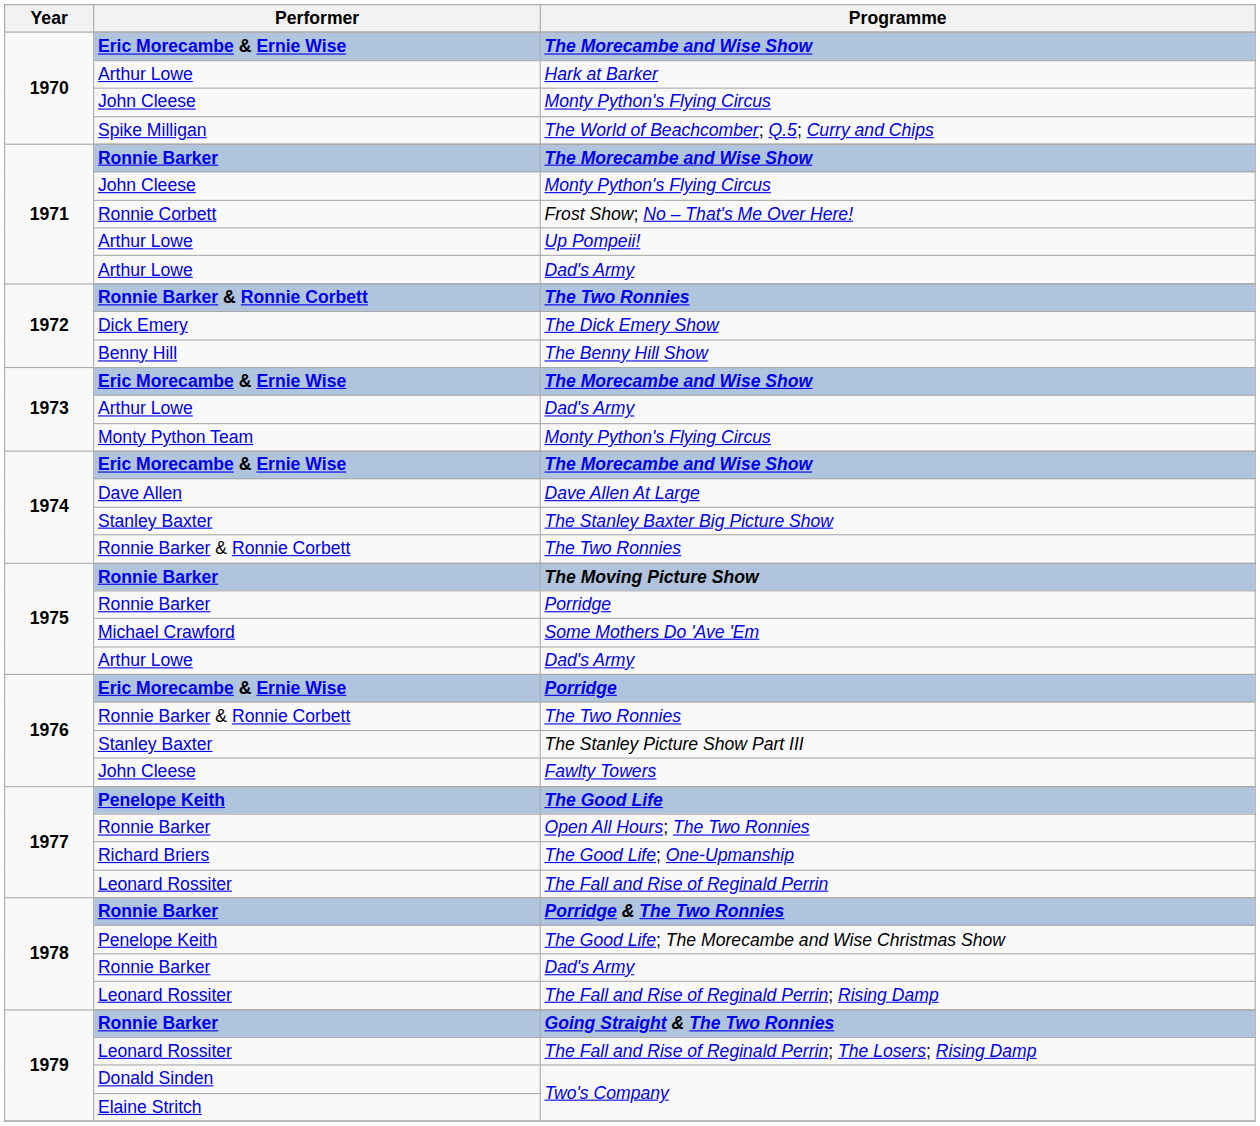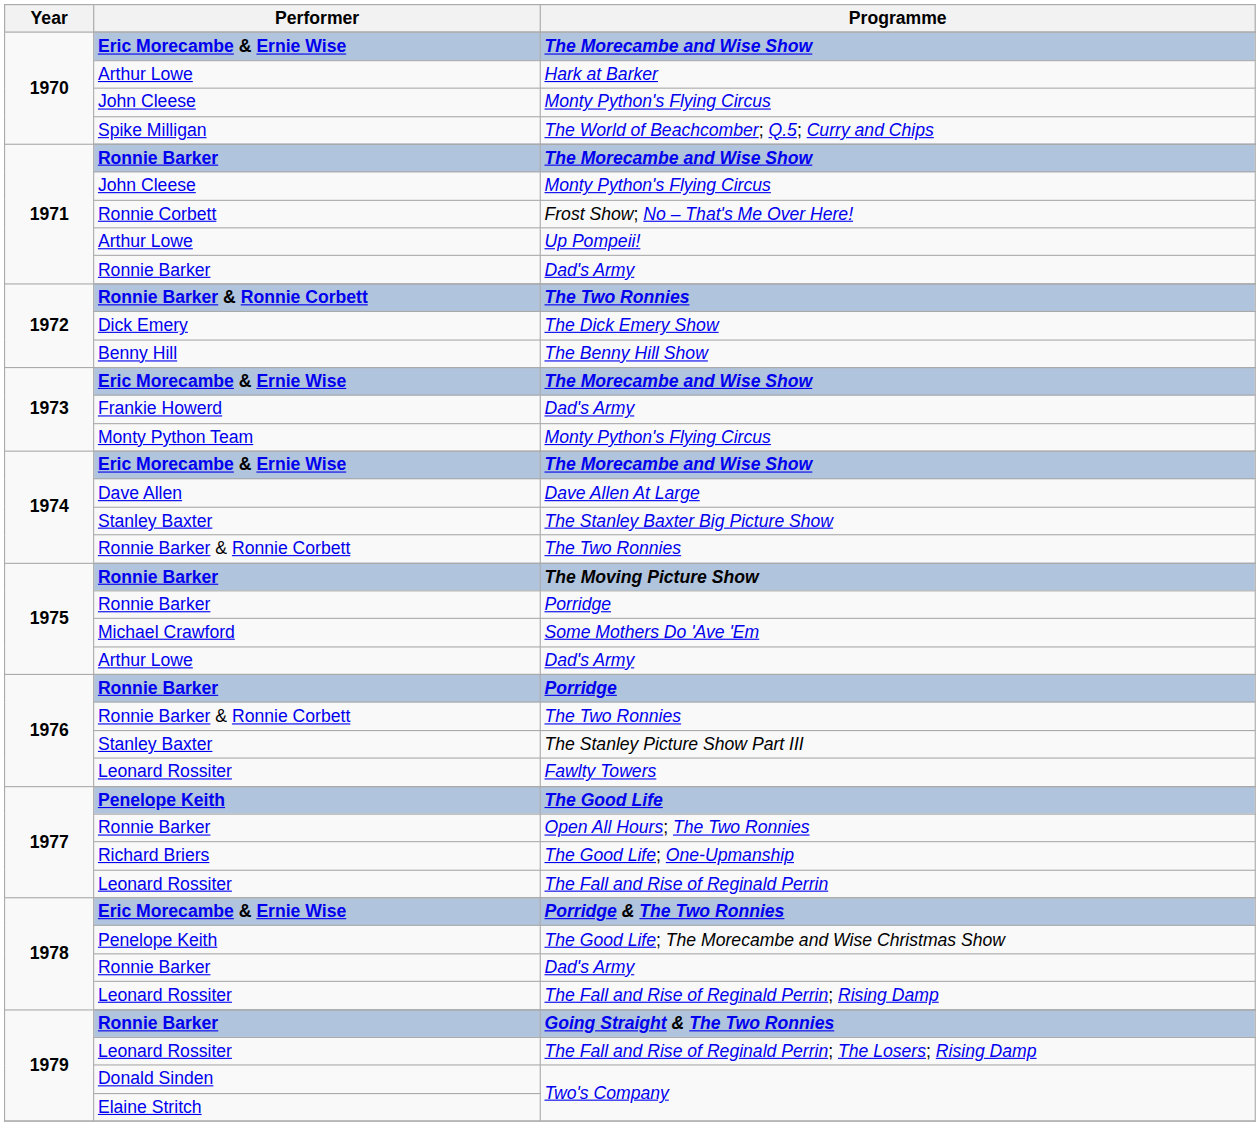(145, 269) Arthur Lowe -> (154, 269) Ronnie Barker
(145, 409) Arthur Lowe -> (160, 409) Frankie Howerd
(222, 688) Eric Morecambe & Ernie Wise -> (158, 688) Ronnie Barker
(147, 772) John Cleese -> (165, 772) Leonard Rossiter
(158, 911) Ronnie Barker -> (222, 911) Eric Morecambe & Ernie Wise
